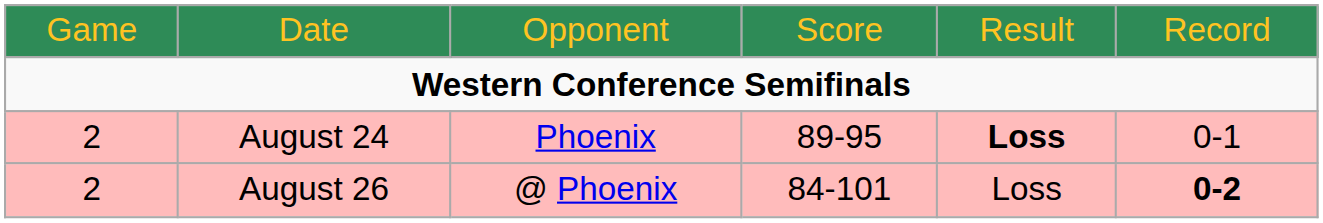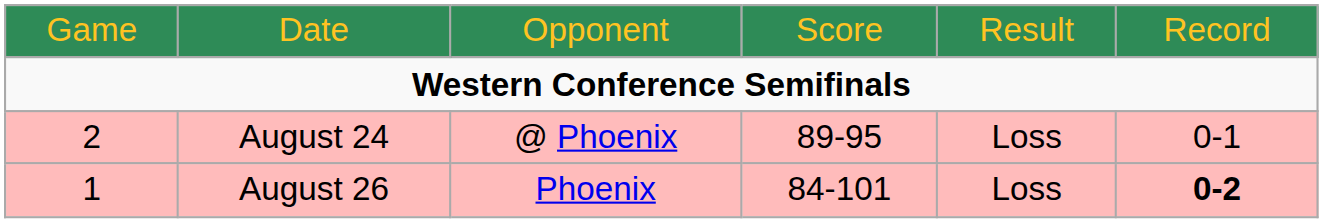(596, 136) Phoenix -> (596, 136) @ Phoenix
(1027, 136) bold -> (1027, 136) normal
(92, 189) 2 -> (92, 189) 1
(596, 189) @ Phoenix -> (596, 189) Phoenix
